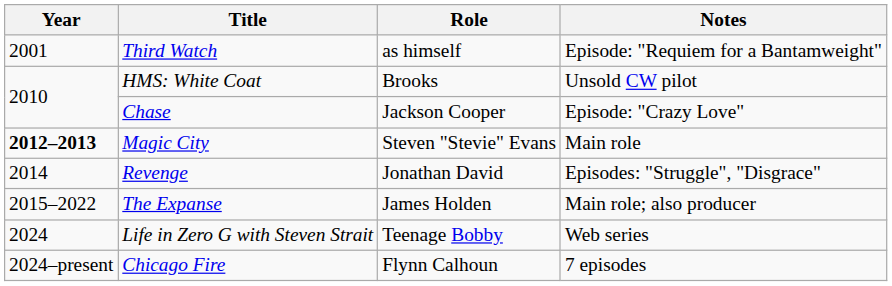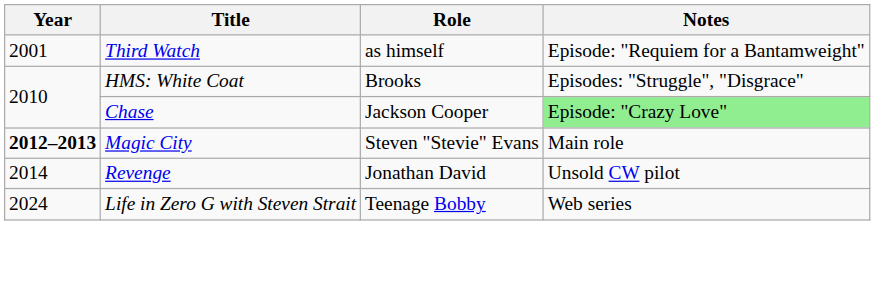(631, 81) Unsold CW pilot -> (676, 81) Episodes: "Struggle", "Disgrace"
(655, 111) no background -> (637, 111) lightgreen background
(693, 173) Episodes: "Struggle", "Disgrace" -> (614, 173) Unsold CW pilot
- row: (172, 204)
- row: (174, 265)
